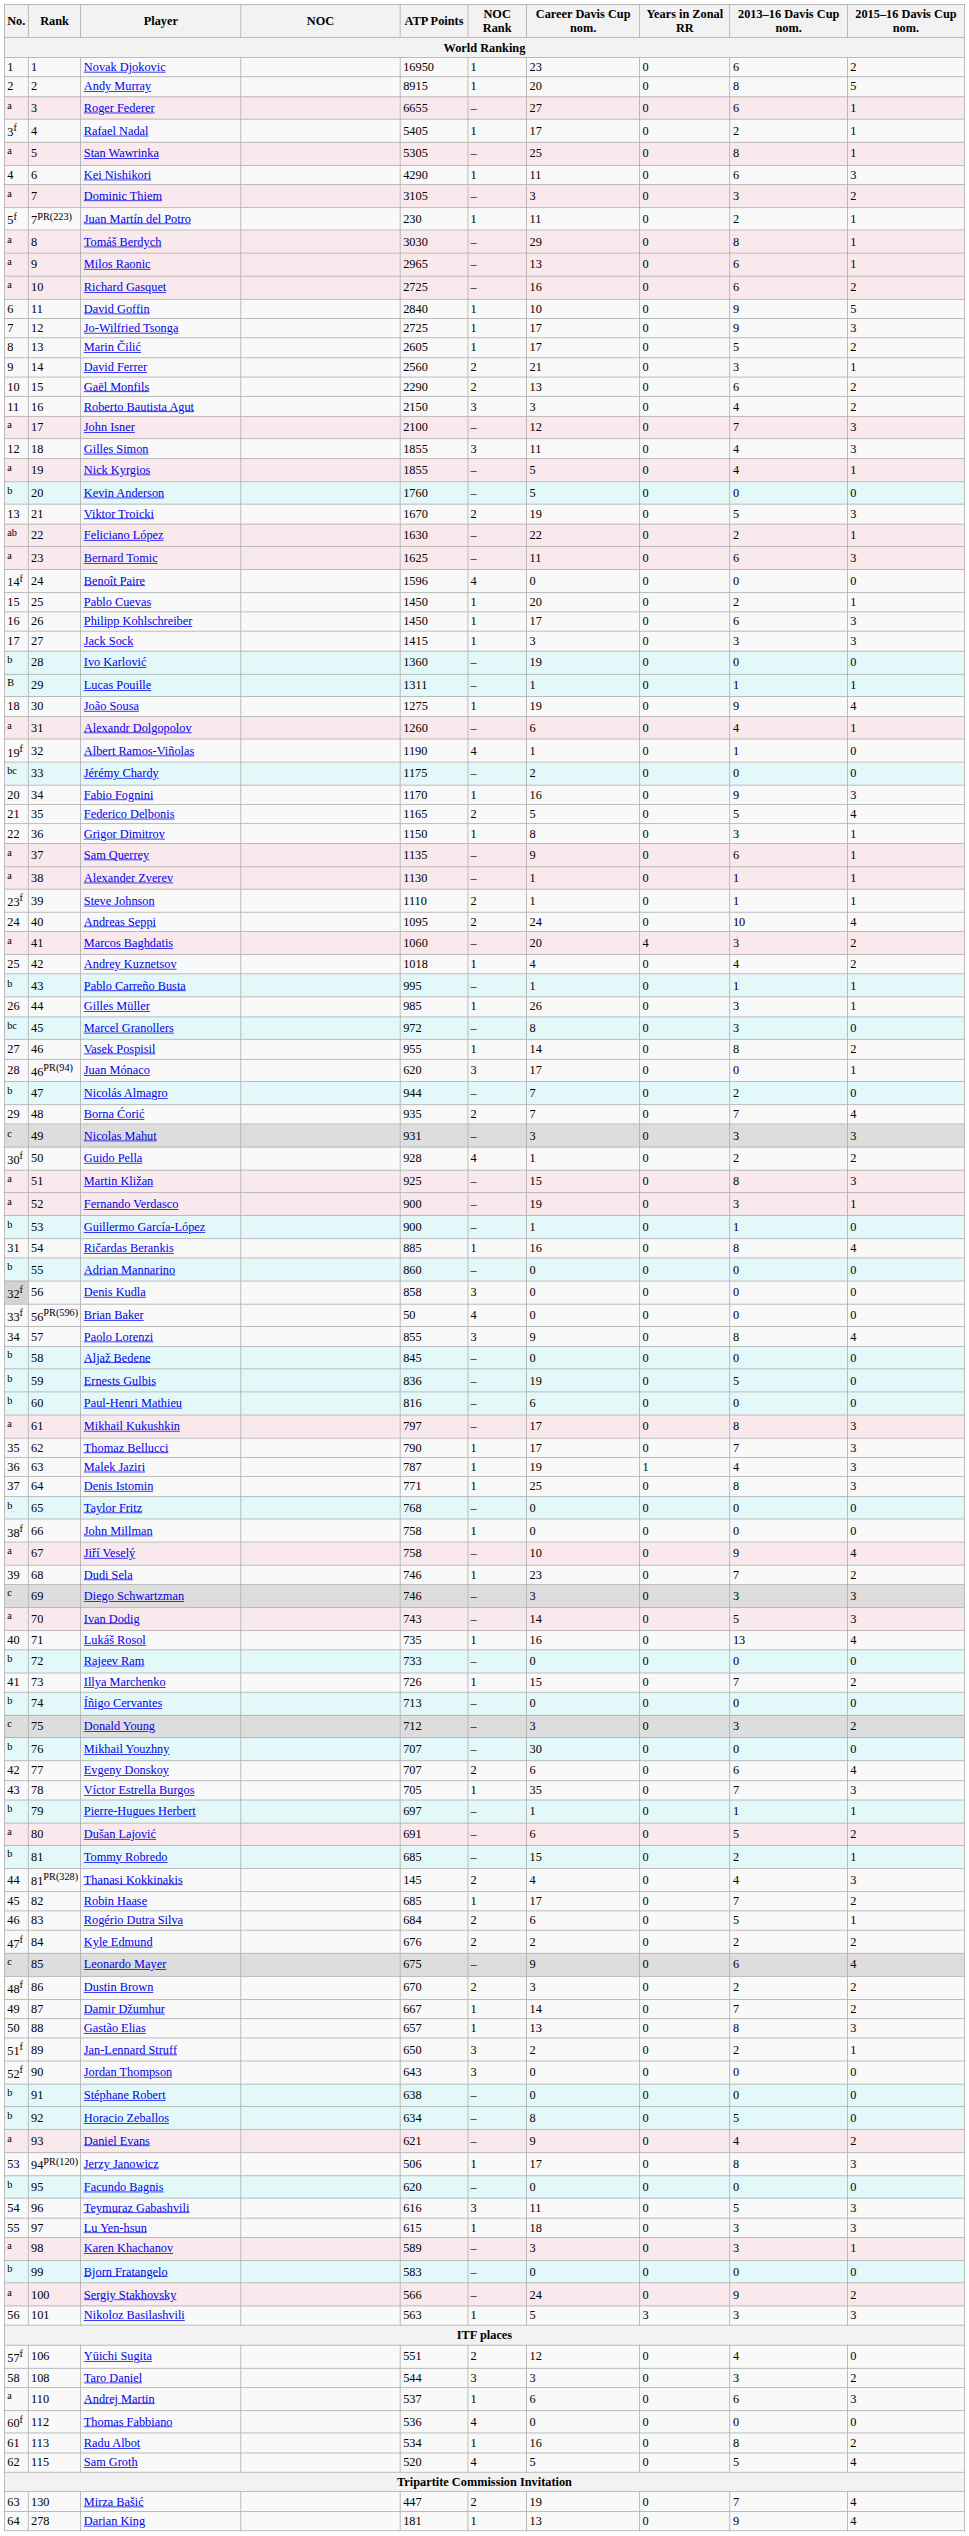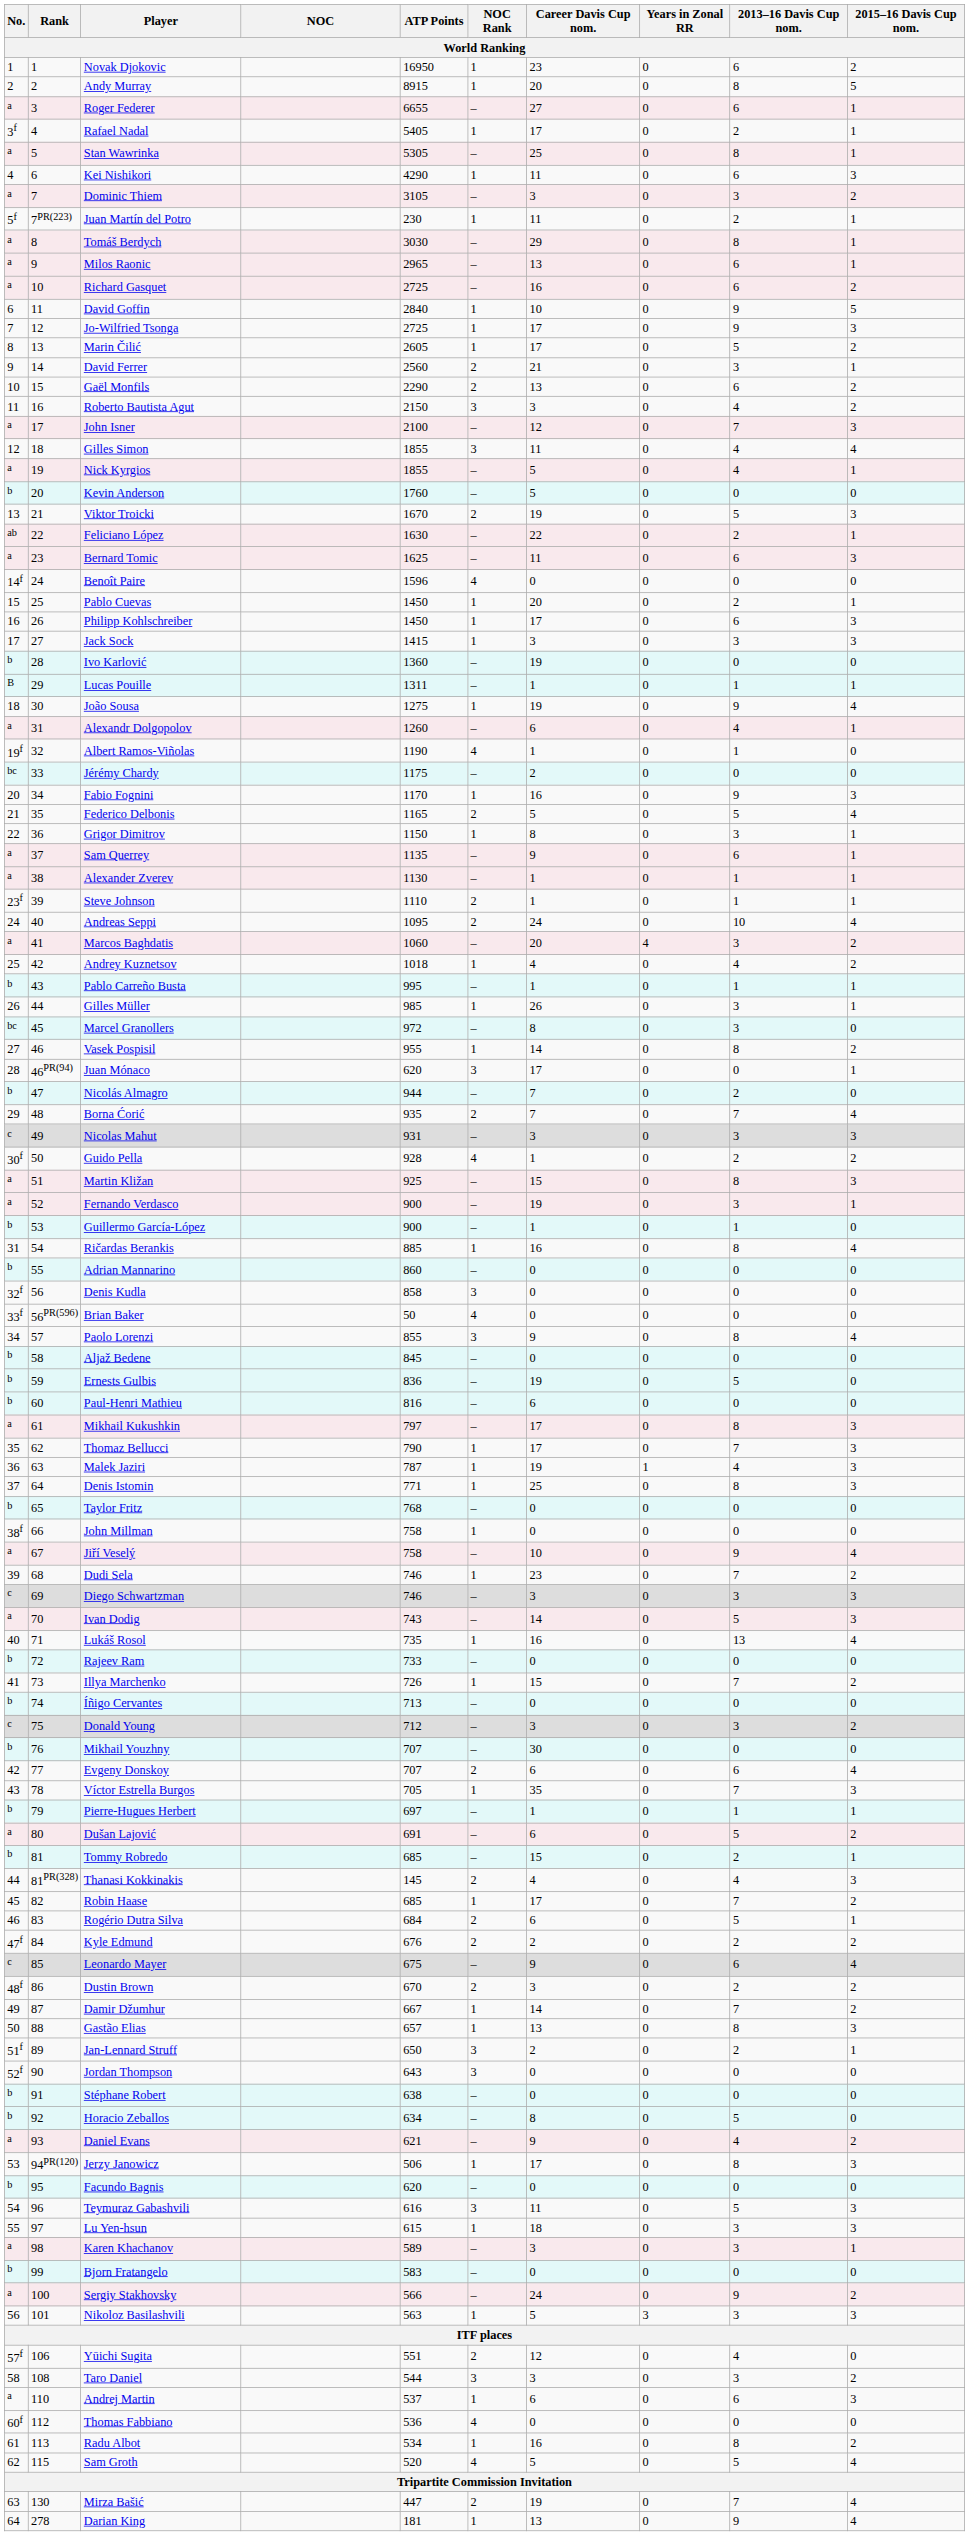(853, 448) 3 -> (853, 448) 4
(15, 1292) lightgrey background -> (15, 1292) no background
